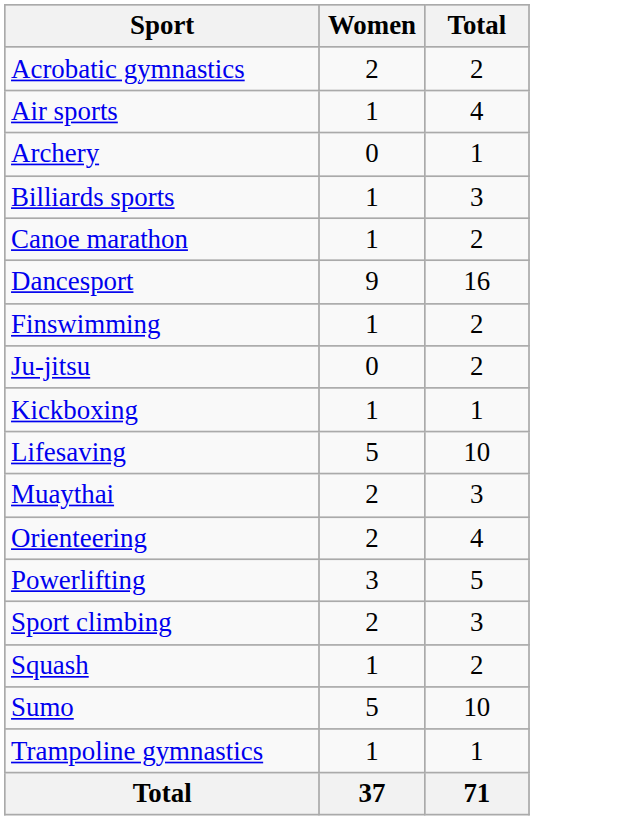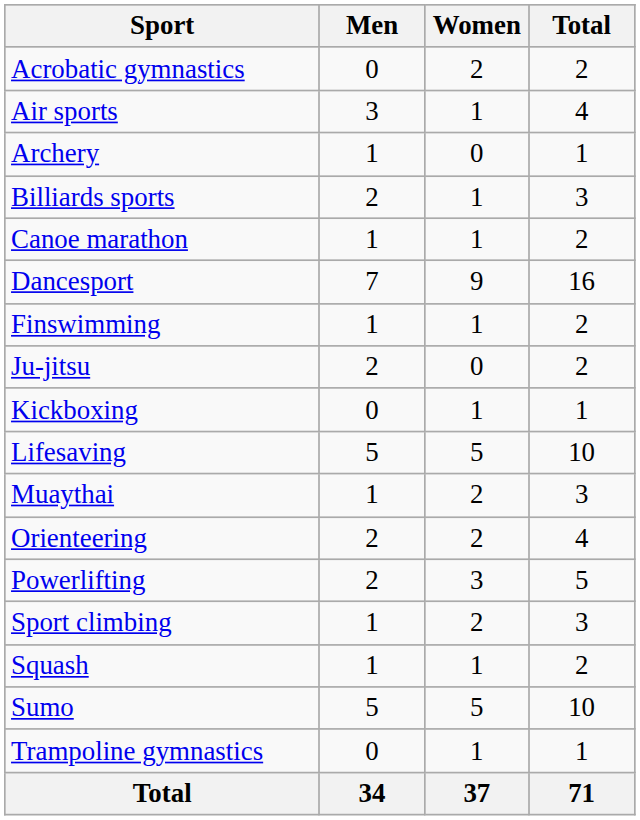+ column: (372, 25)
